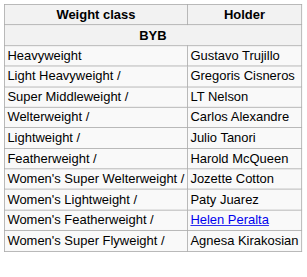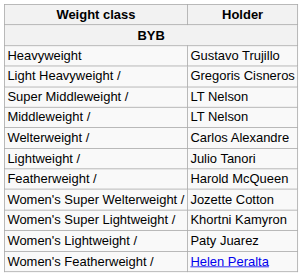+ row: (49, 117)
+ row: (91, 220)
- row: (86, 240)
